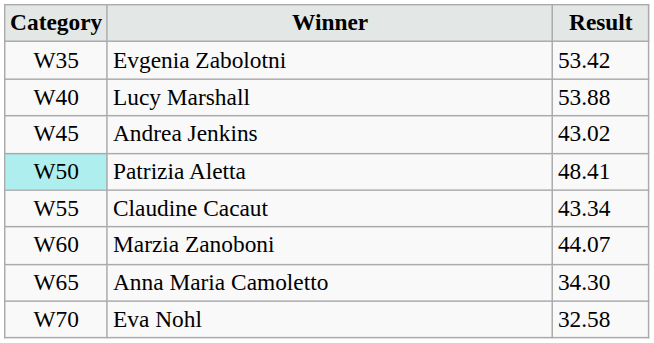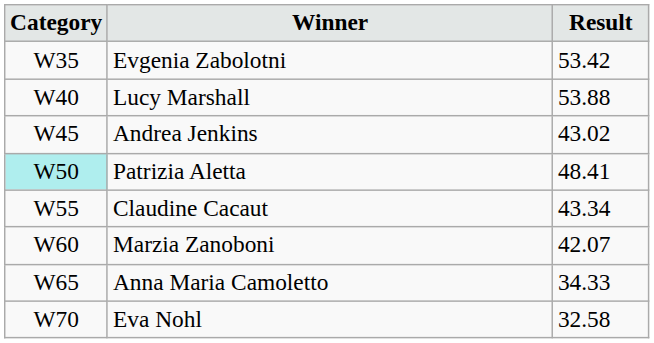(584, 245) 44.07 -> (584, 245) 42.07
(584, 282) 34.30 -> (584, 282) 34.33
